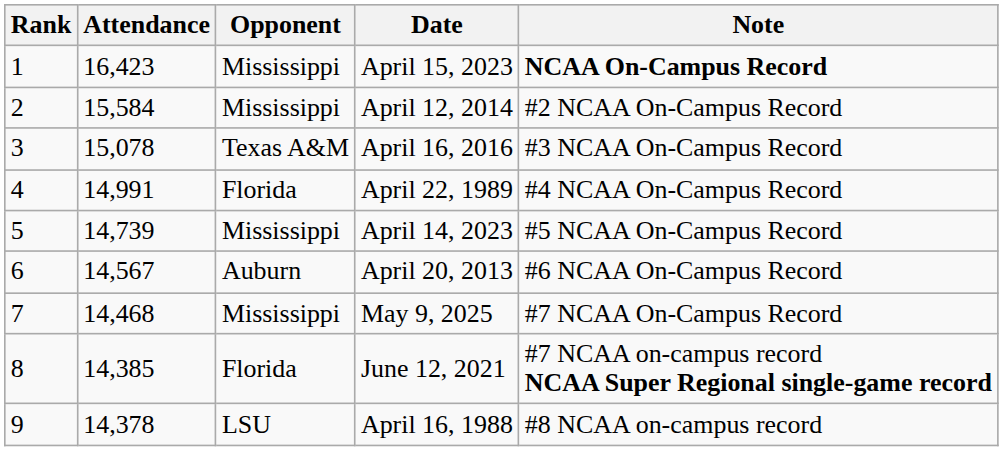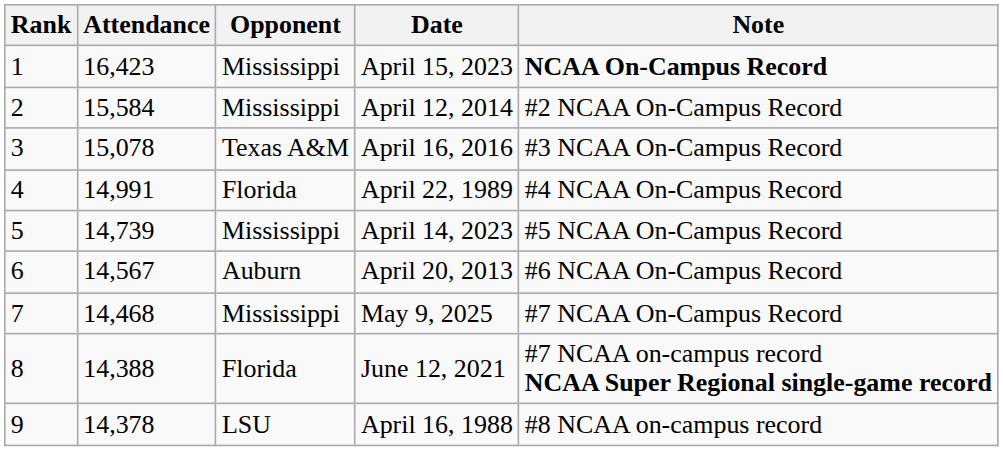(119, 368) 14,385 -> (119, 368) 14,388
